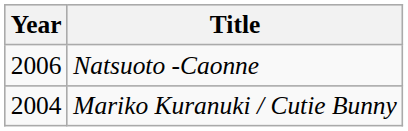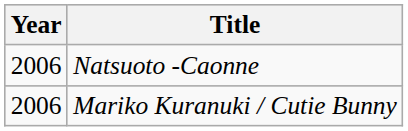(36, 105) 2004 -> (36, 105) 2006
